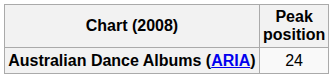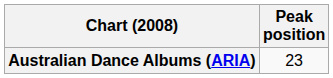(294, 60) 24 -> (294, 60) 23
